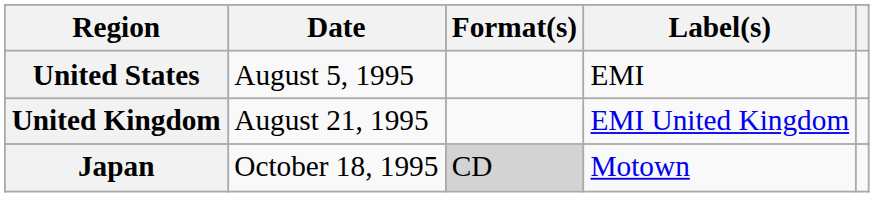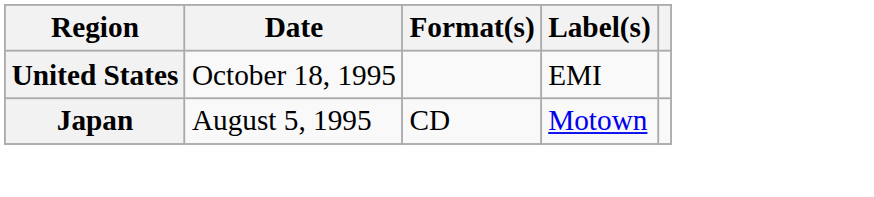(324, 74) August 5, 1995 -> (294, 74) October 18, 1995
- row: (116, 120)
(336, 167) October 18, 1995 -> (282, 120) August 5, 1995
(472, 167) lightgrey background -> (430, 120) no background
